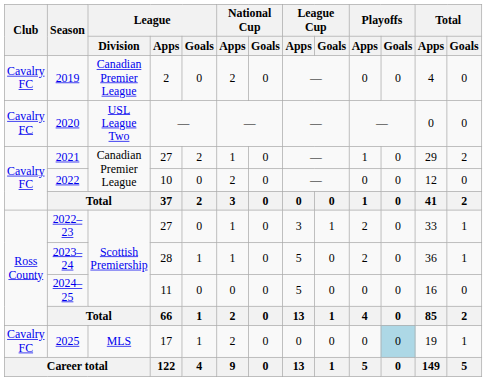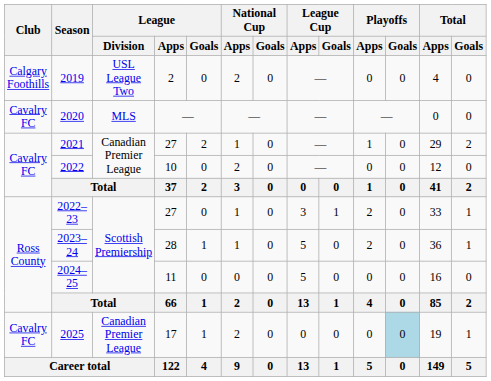(26, 78) Cavalry FC -> (28, 78) Calgary Foothills
(119, 78) Canadian Premier League -> (124, 78) USL League Two
(119, 123) USL League Two -> (124, 116) MLS
(119, 341) MLS -> (124, 334) Canadian Premier League
